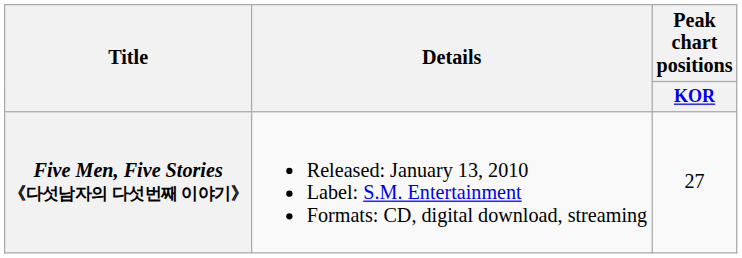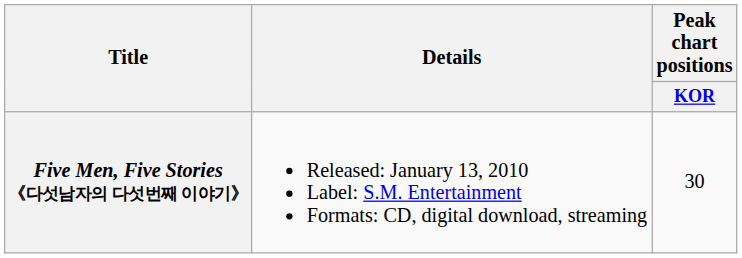(695, 181) 27 -> (695, 181) 30
